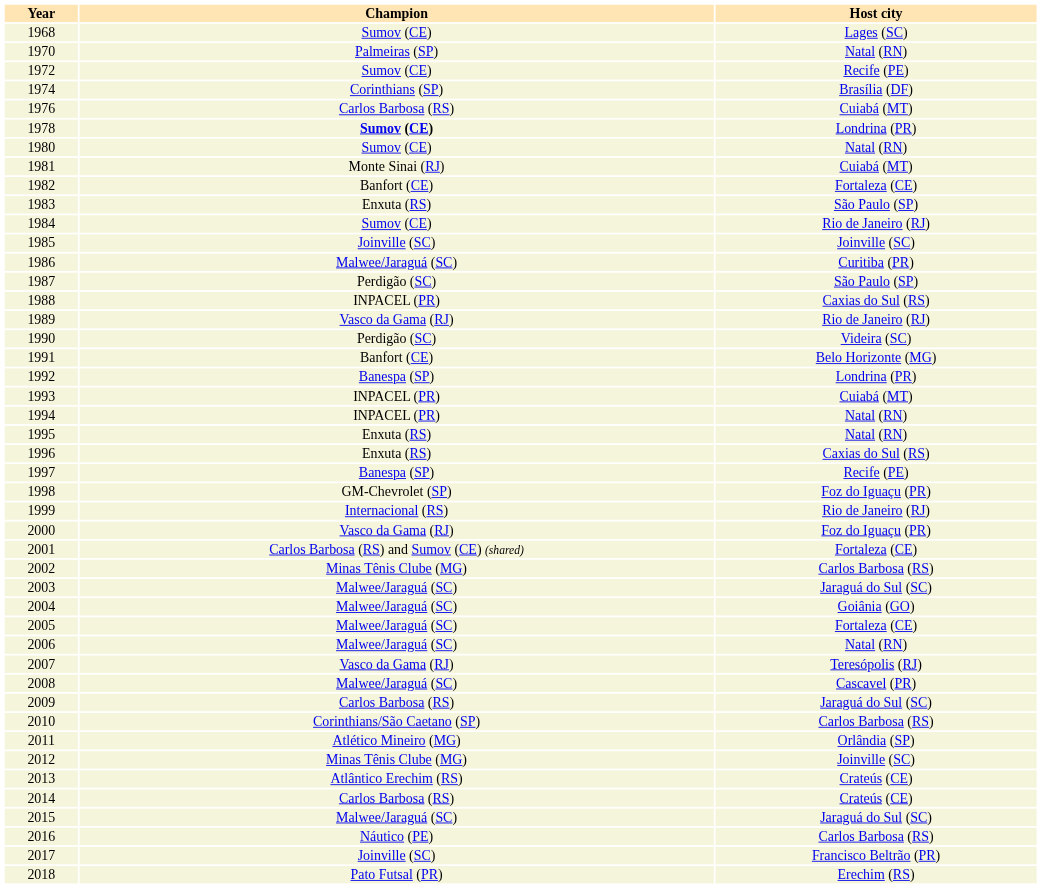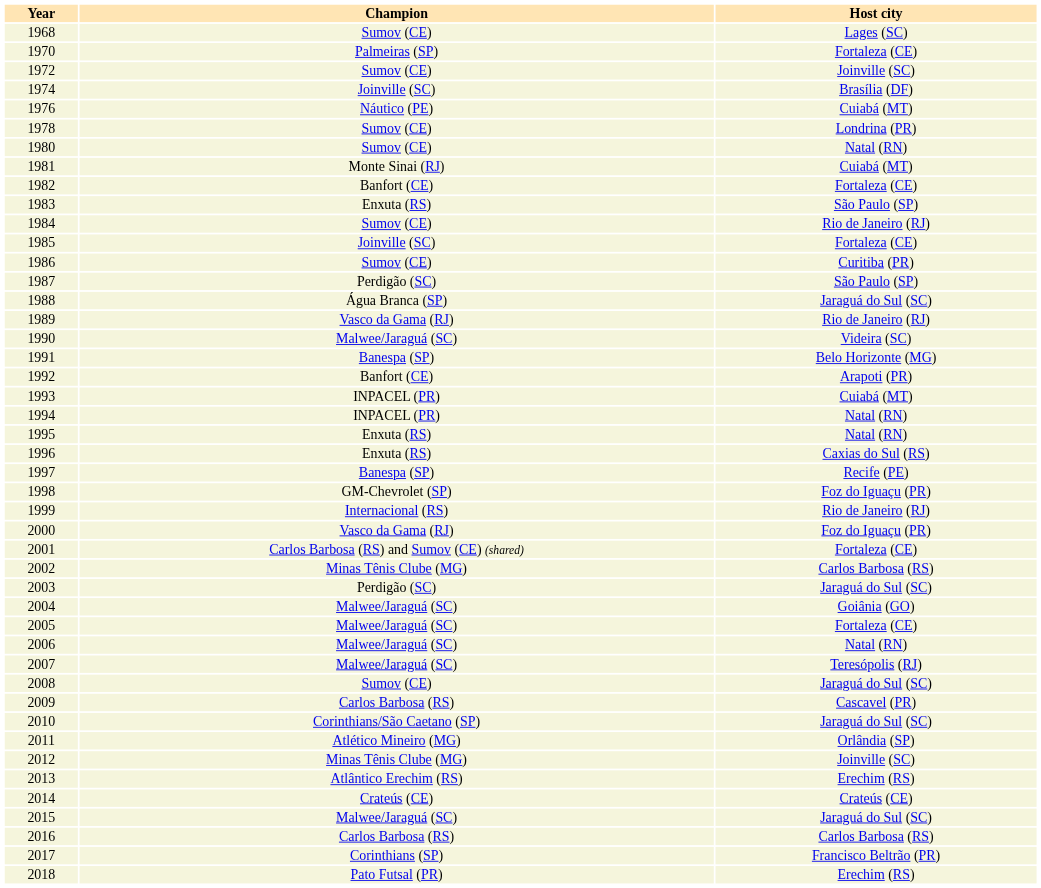(876, 51) Natal (RN) -> (876, 51) Fortaleza (CE)
(876, 70) Recife (PE) -> (876, 70) Joinville (SC)
(397, 90) Corinthians (SP) -> (397, 90) Joinville (SC)
(397, 109) Carlos Barbosa (RS) -> (397, 109) Náutico (PE)
(397, 128) bold -> (397, 128) normal
(876, 243) Joinville (SC) -> (876, 243) Fortaleza (CE)
(397, 262) Malwee/Jaraguá (SC) -> (397, 262) Sumov (CE)
(397, 300) INPACEL (PR) -> (397, 300) Água Branca (SP)
(876, 300) Caxias do Sul (RS) -> (876, 300) Jaraguá do Sul (SC)
(397, 338) Perdigão (SC) -> (397, 338) Malwee/Jaraguá (SC)
(397, 358) Banfort (CE) -> (397, 358) Banespa (SP)
(397, 377) Banespa (SP) -> (397, 377) Banfort (CE)
(876, 377) Londrina (PR) -> (876, 377) Arapoti (PR)
(397, 587) Malwee/Jaraguá (SC) -> (397, 587) Perdigão (SC)
(397, 664) Vasco da Gama (RJ) -> (397, 664) Malwee/Jaraguá (SC)
(397, 683) Malwee/Jaraguá (SC) -> (397, 683) Sumov (CE)
(876, 683) Cascavel (PR) -> (876, 683) Jaraguá do Sul (SC)
(876, 702) Jaraguá do Sul (SC) -> (876, 702) Cascavel (PR)
(876, 721) Carlos Barbosa (RS) -> (876, 721) Jaraguá do Sul (SC)
(876, 779) Crateús (CE) -> (876, 779) Erechim (RS)
(397, 798) Carlos Barbosa (RS) -> (397, 798) Crateús (CE)
(397, 836) Náutico (PE) -> (397, 836) Carlos Barbosa (RS)
(397, 855) Joinville (SC) -> (397, 855) Corinthians (SP)
